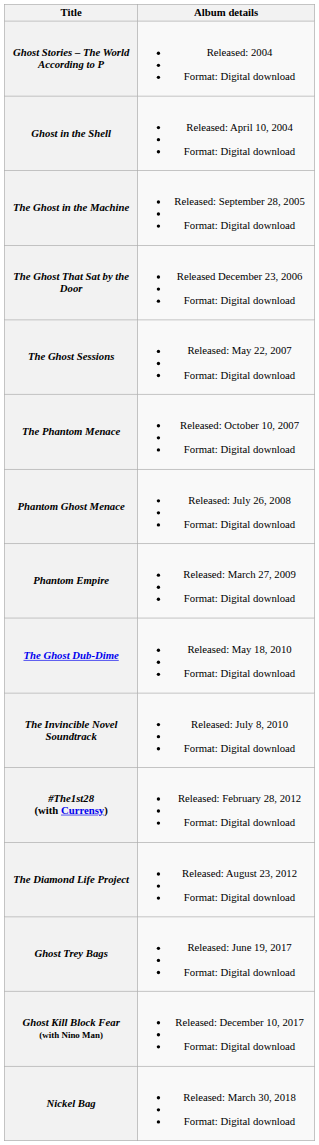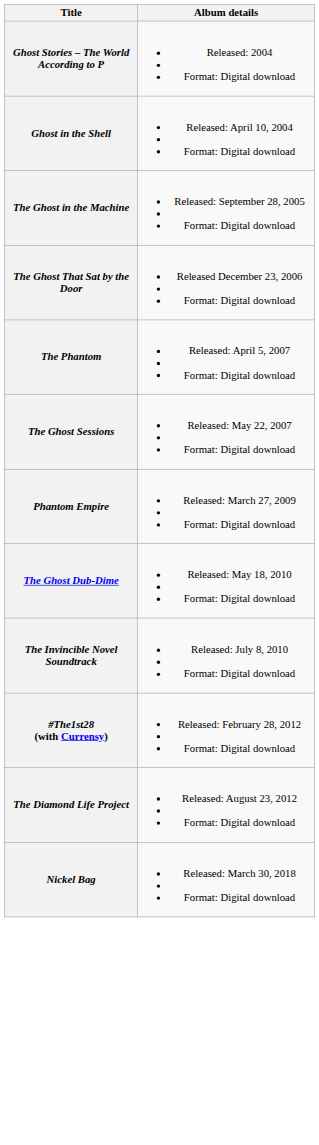+ row: (71, 357)
- row: (71, 431)
- row: (71, 506)
- row: (71, 954)
- row: (71, 1028)
